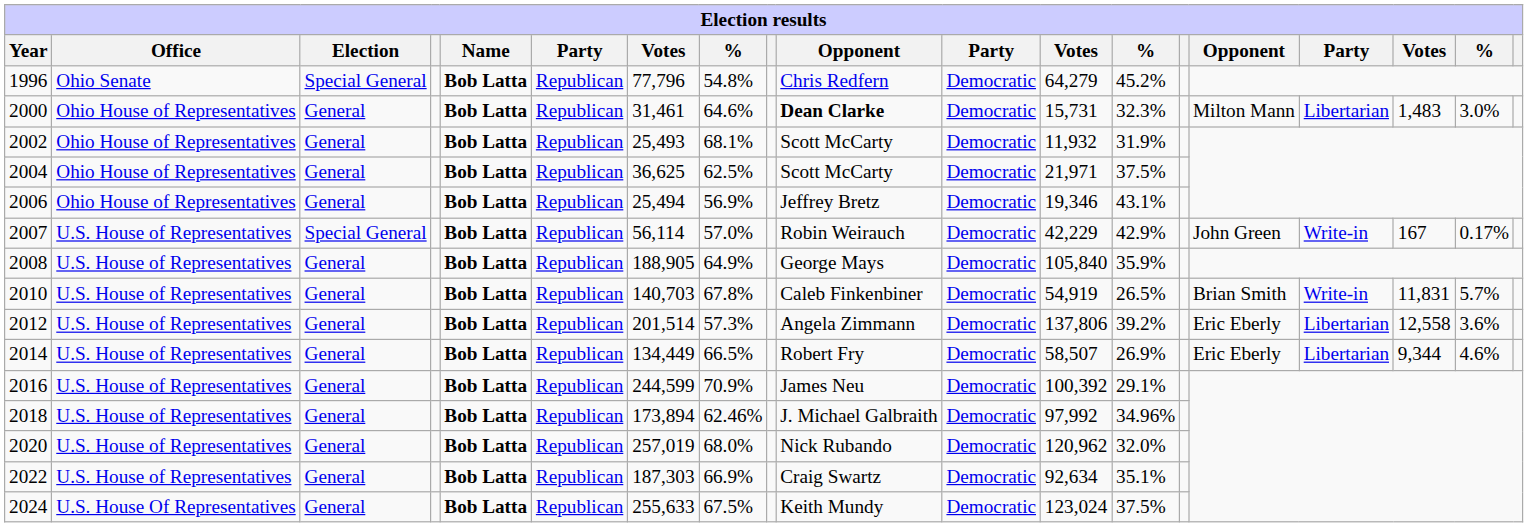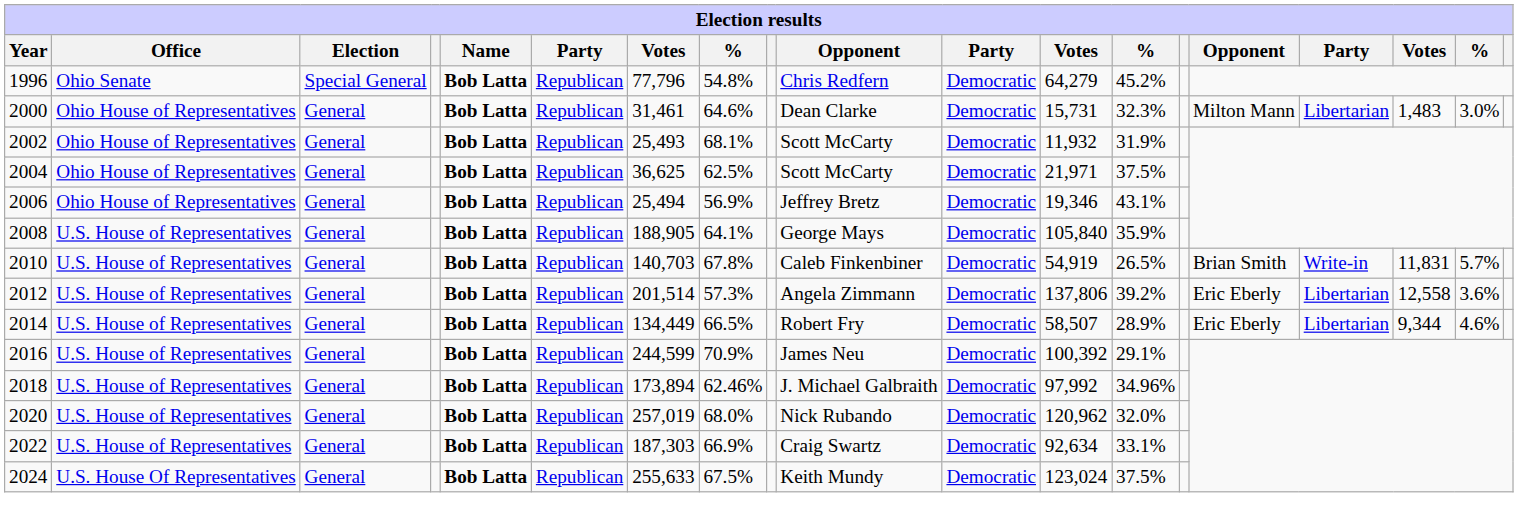(832, 111) bold -> (829, 111) normal
- row: (28, 232)
(728, 263) 64.9% -> (728, 232) 64.1%
(1141, 354) 26.9% -> (1141, 324) 28.9%
(1141, 476) 35.1% -> (1141, 446) 33.1%
